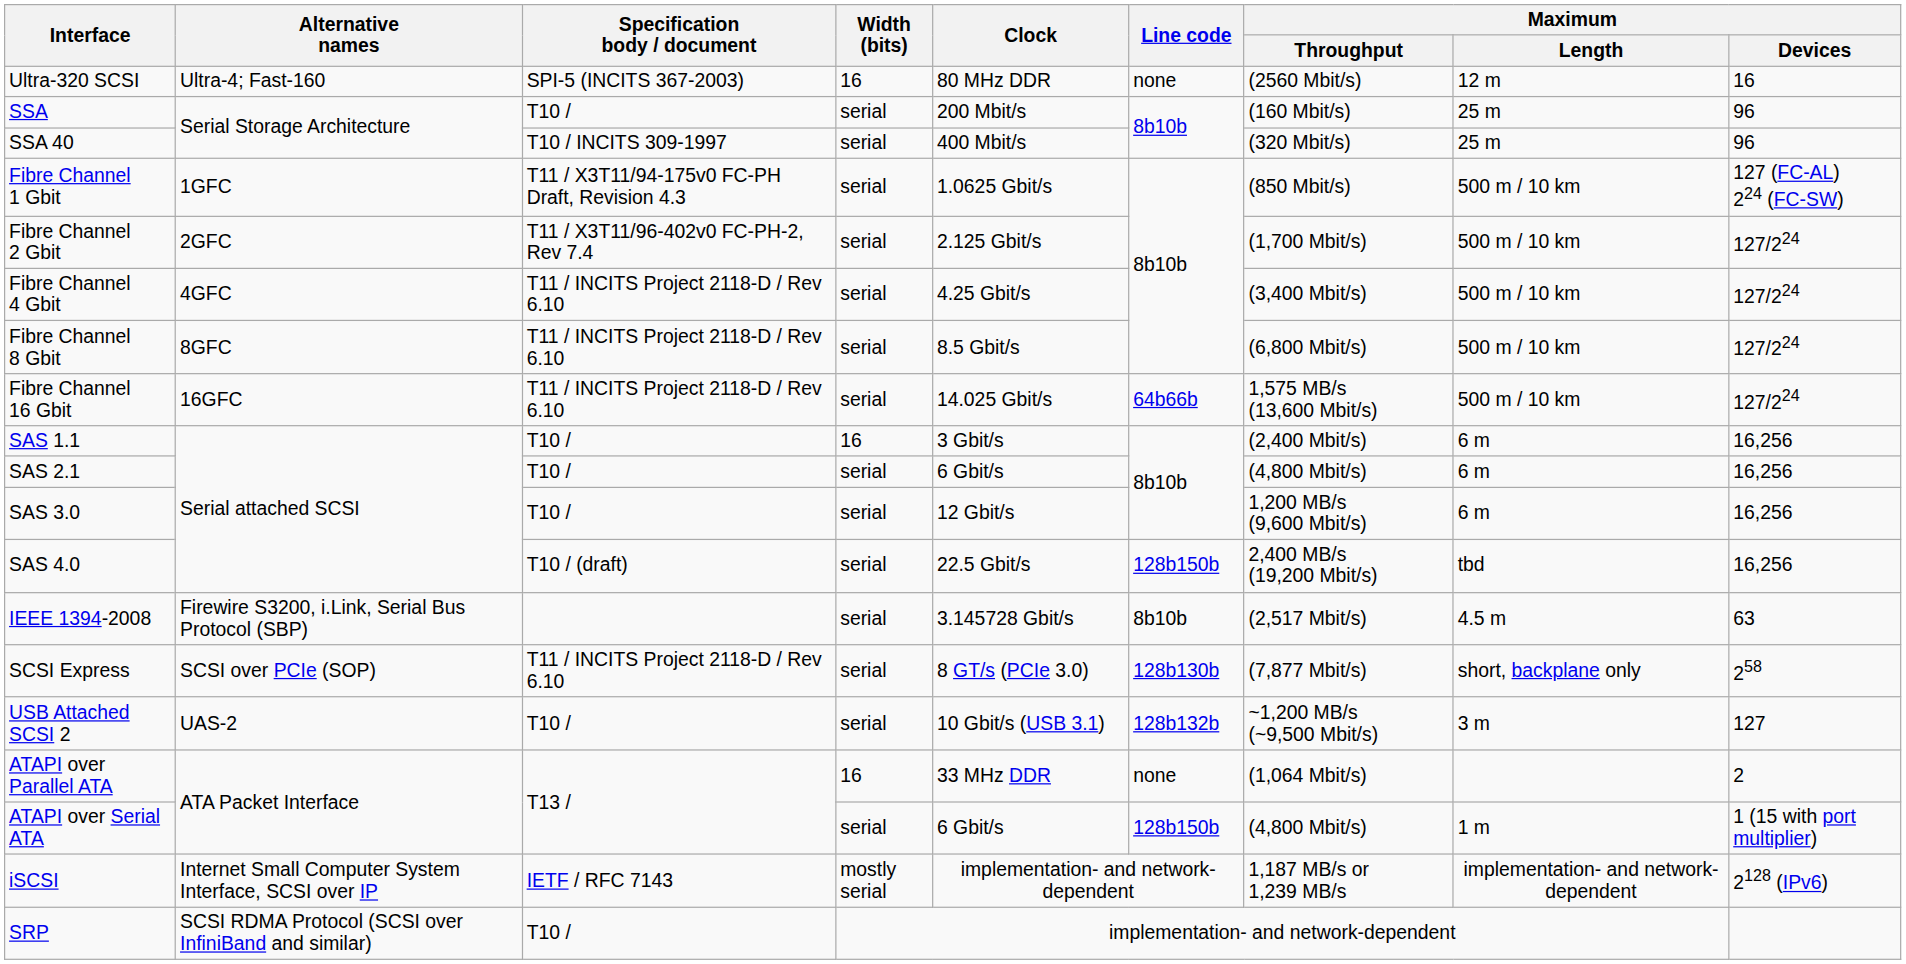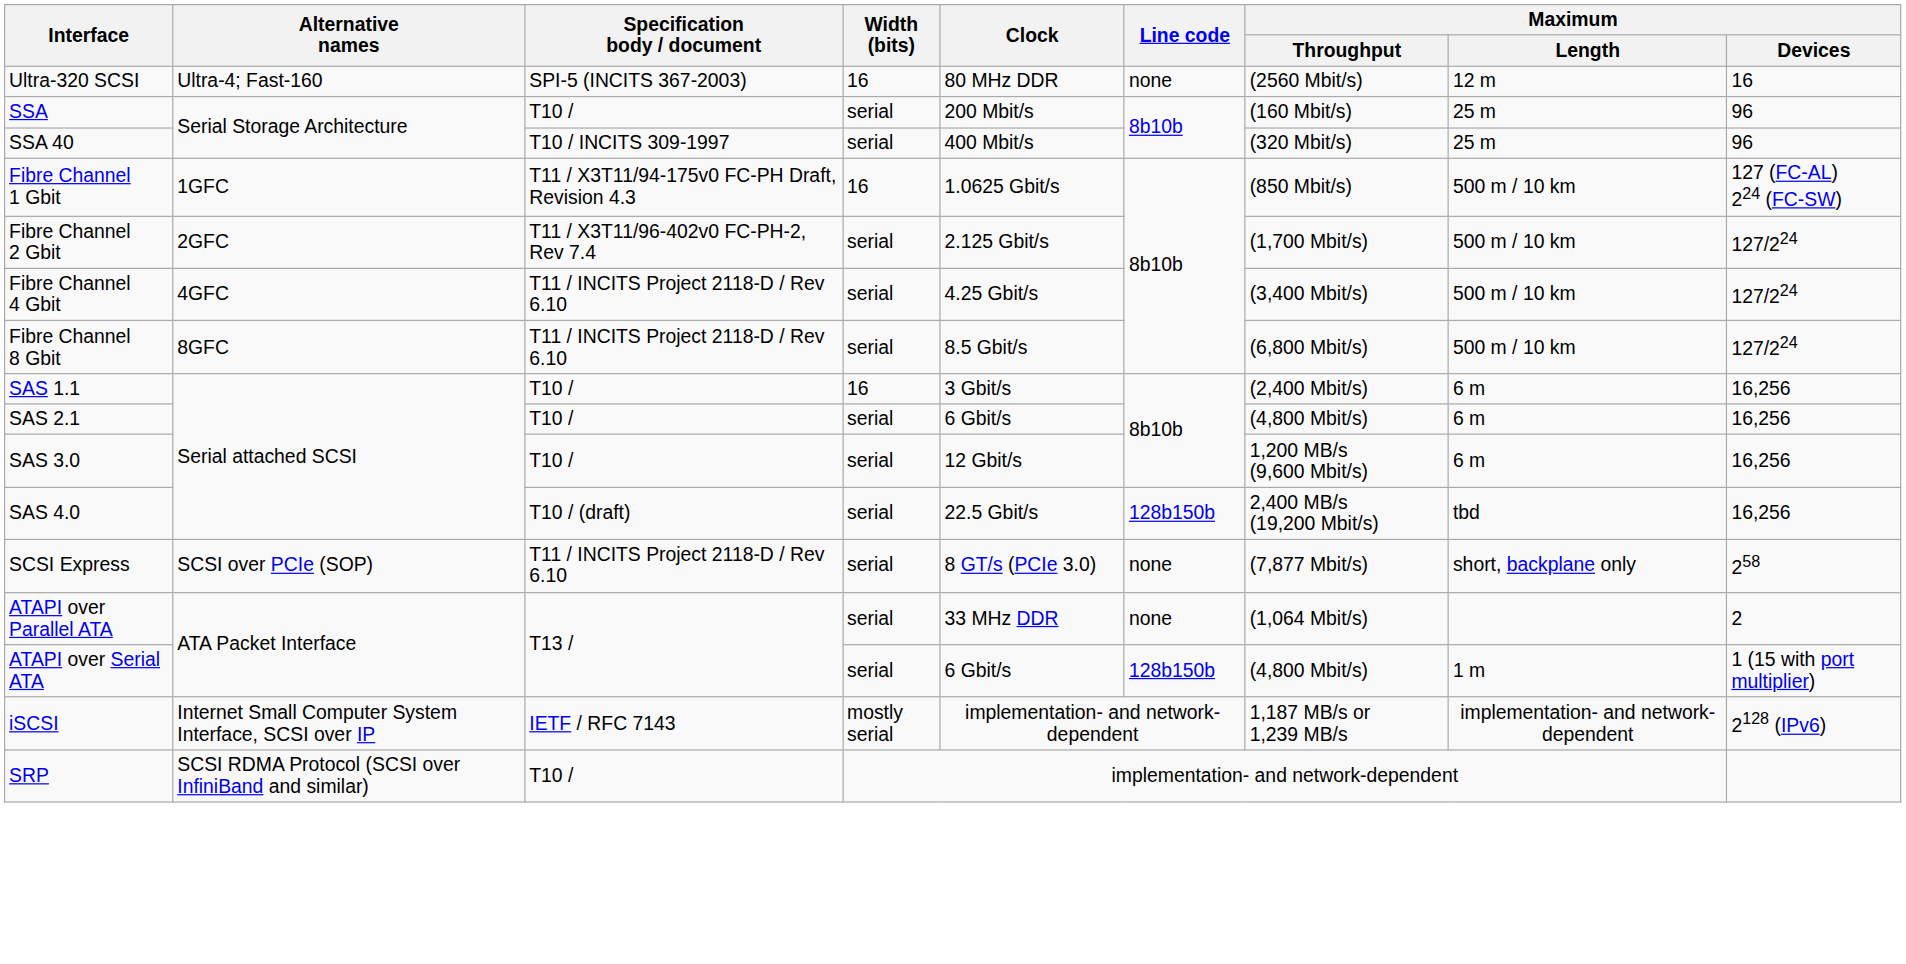(863, 186) serial -> (858, 186) 16
- row: (70, 399)
- row: (80, 618)
(1176, 670) 128b130b -> (1150, 565) none
- row: (69, 723)
(851, 775) 16 -> (870, 618) serial
